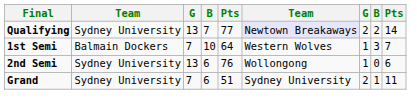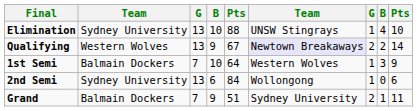+ row: (41, 30)
(128, 30) Sydney University -> (125, 47) Western Wolves
(206, 30) 7 -> (213, 47) 9
(227, 30) 77 -> (233, 47) 67
(388, 47) 7 -> (394, 64) 9
(227, 64) 76 -> (233, 81) 84
(128, 81) Sydney University -> (128, 98) Balmain Dockers
(206, 81) 6 -> (213, 98) 9
